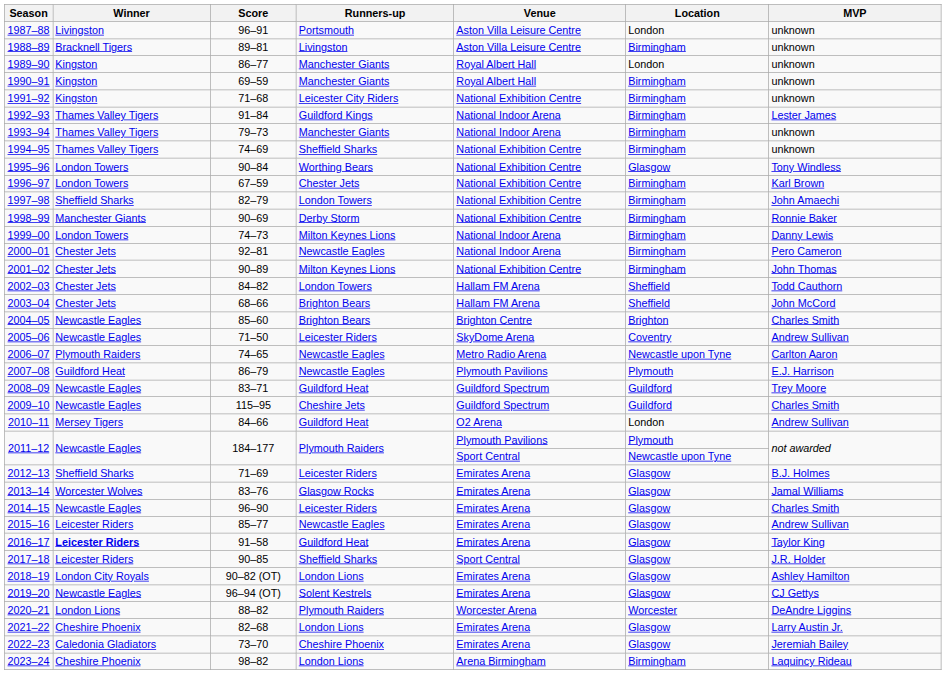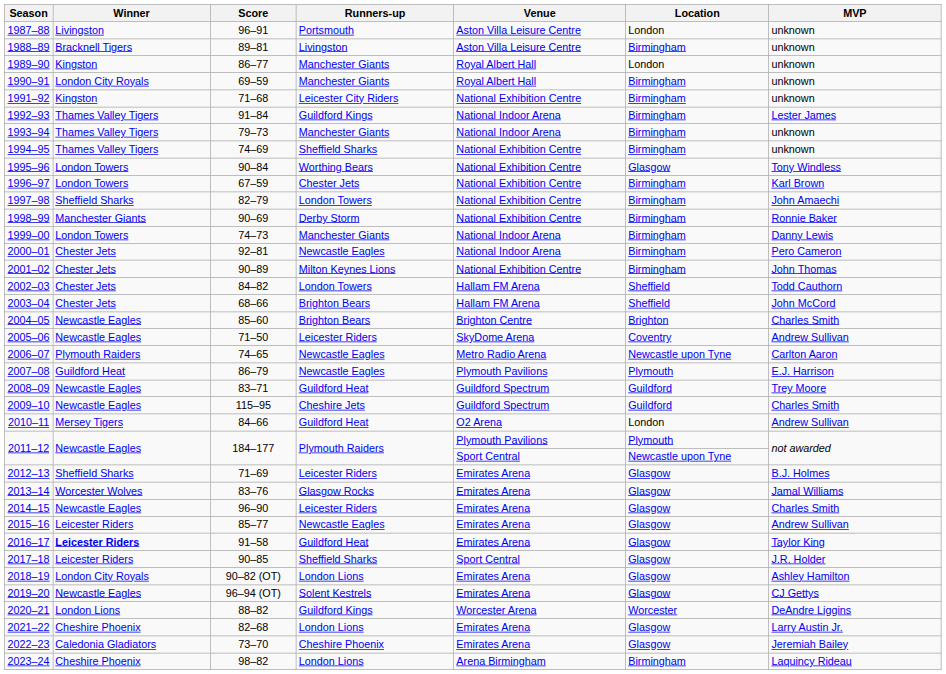(76, 82) Kingston -> (102, 82) London City Royals
(347, 235) Milton Keynes Lions -> (344, 235) Manchester Giants
(341, 610) Plymouth Raiders -> (336, 610) Guildford Kings
